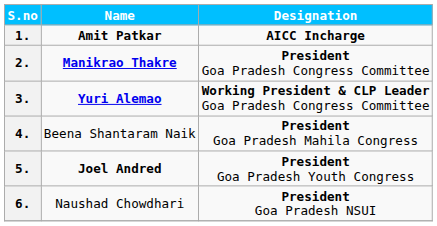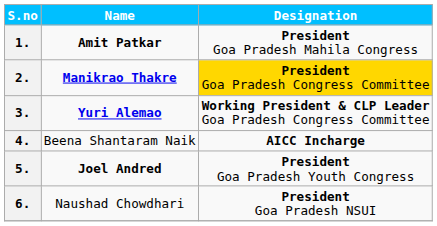(316, 35) AICC Incharge -> (316, 43) President Goa Pradesh Mahila Congress
(316, 63) no background -> (316, 78) gold background
(316, 133) President Goa Pradesh Mahila Congress -> (316, 141) AICC Incharge
